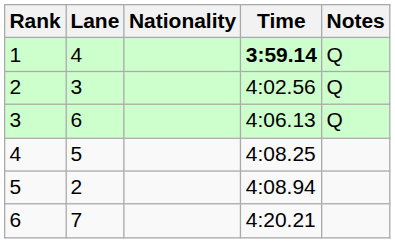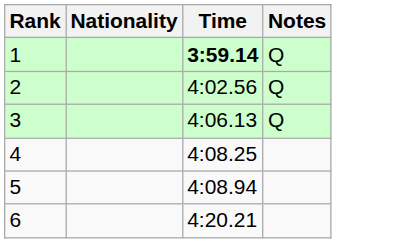- column: (95, 21)
